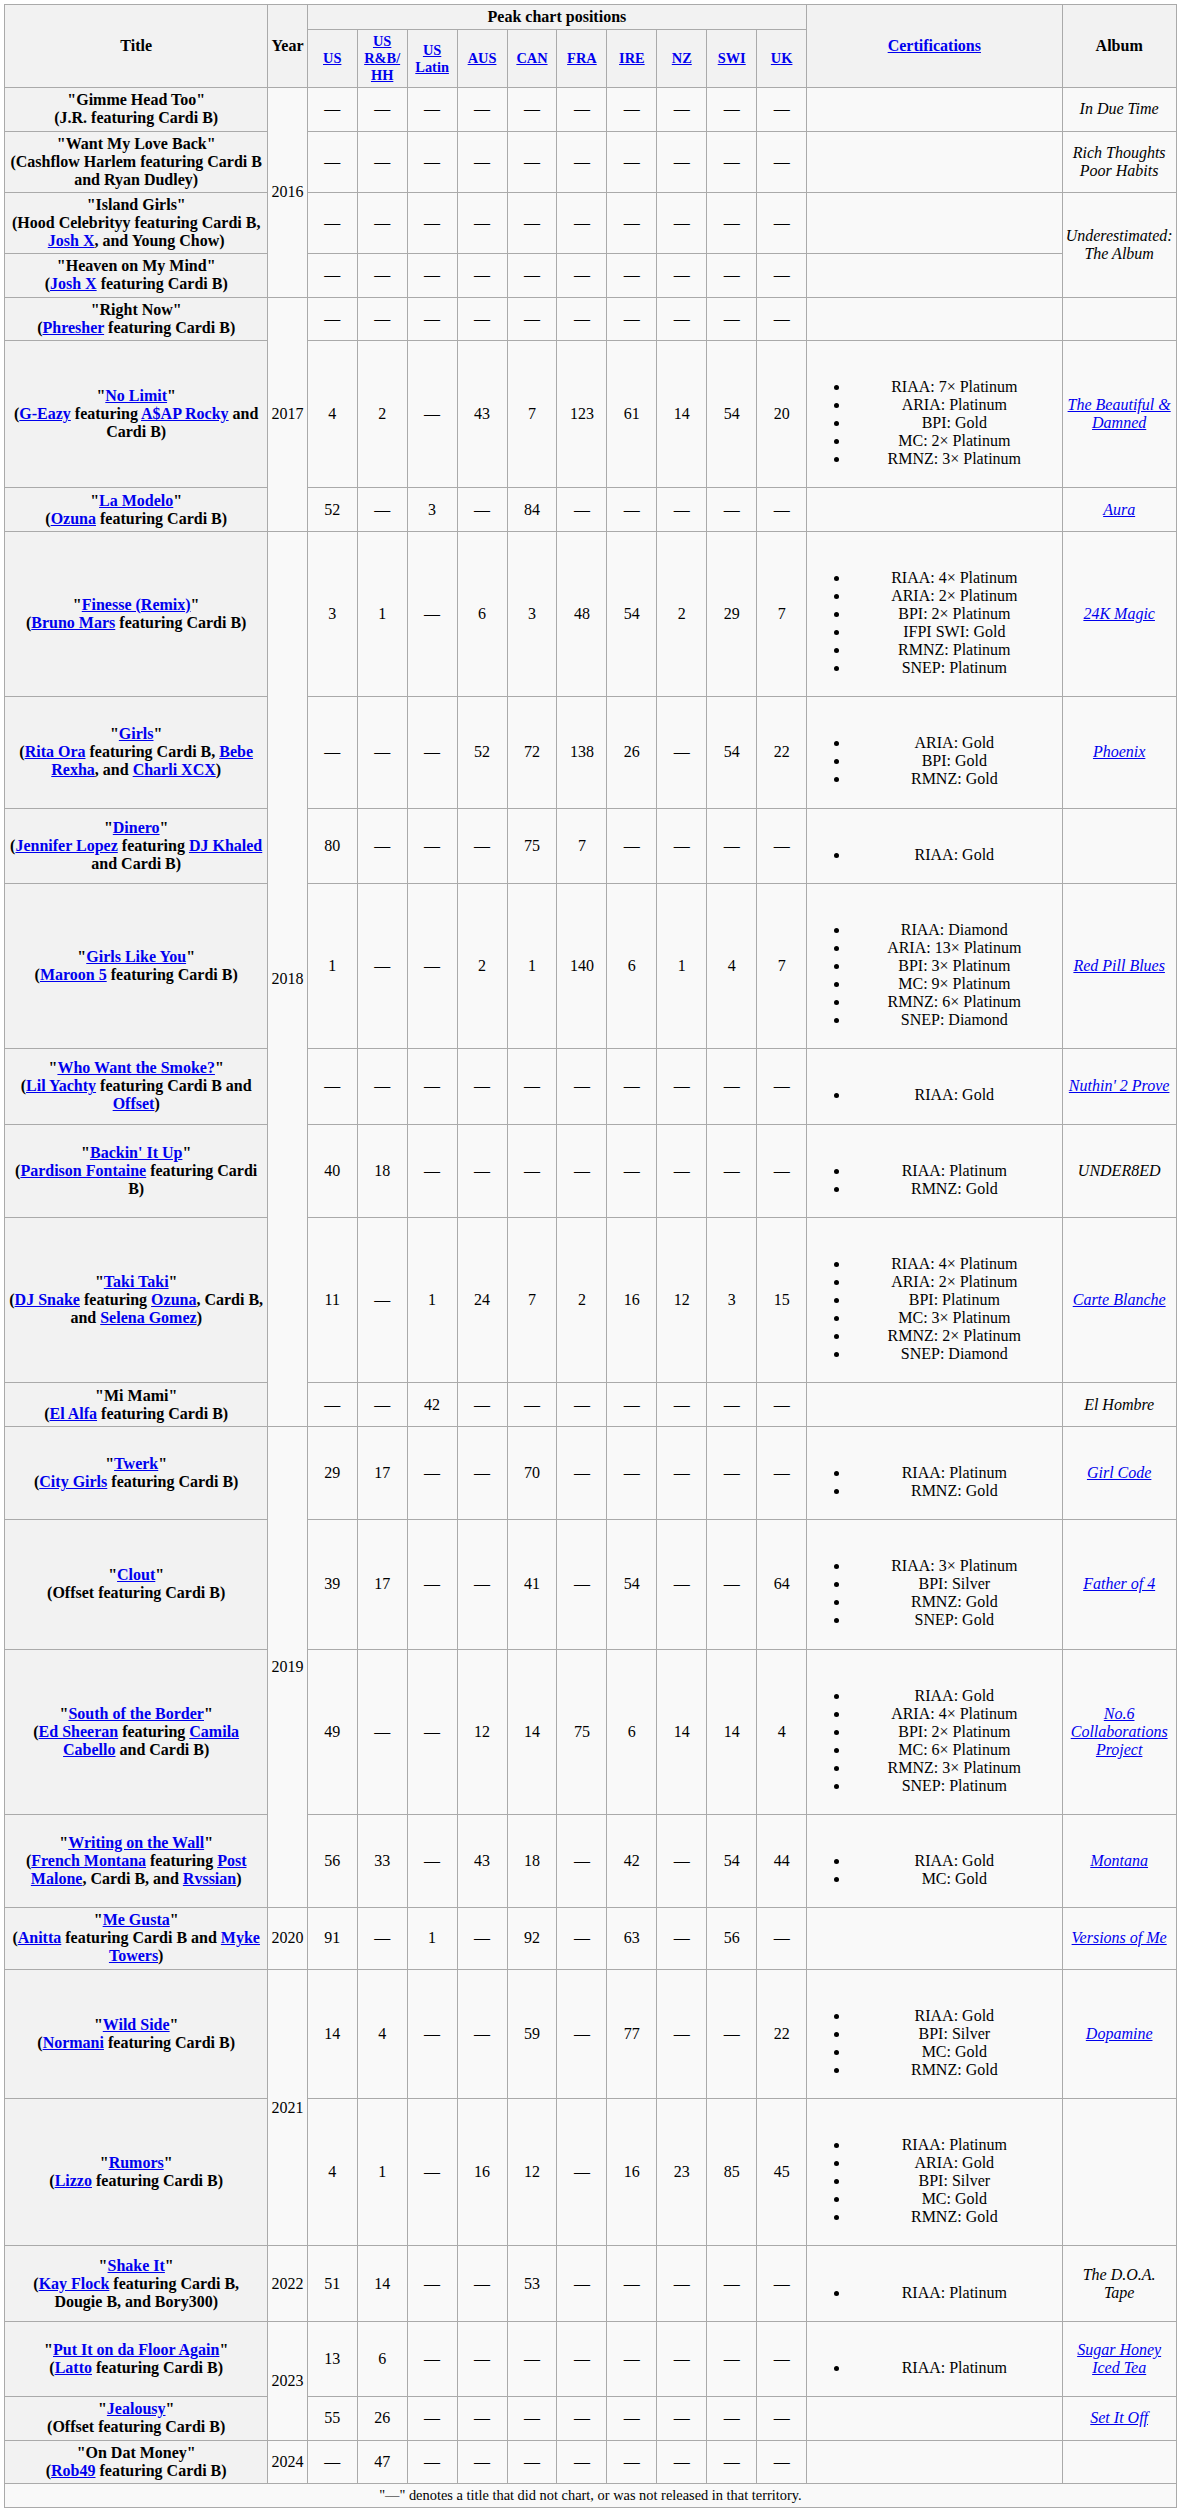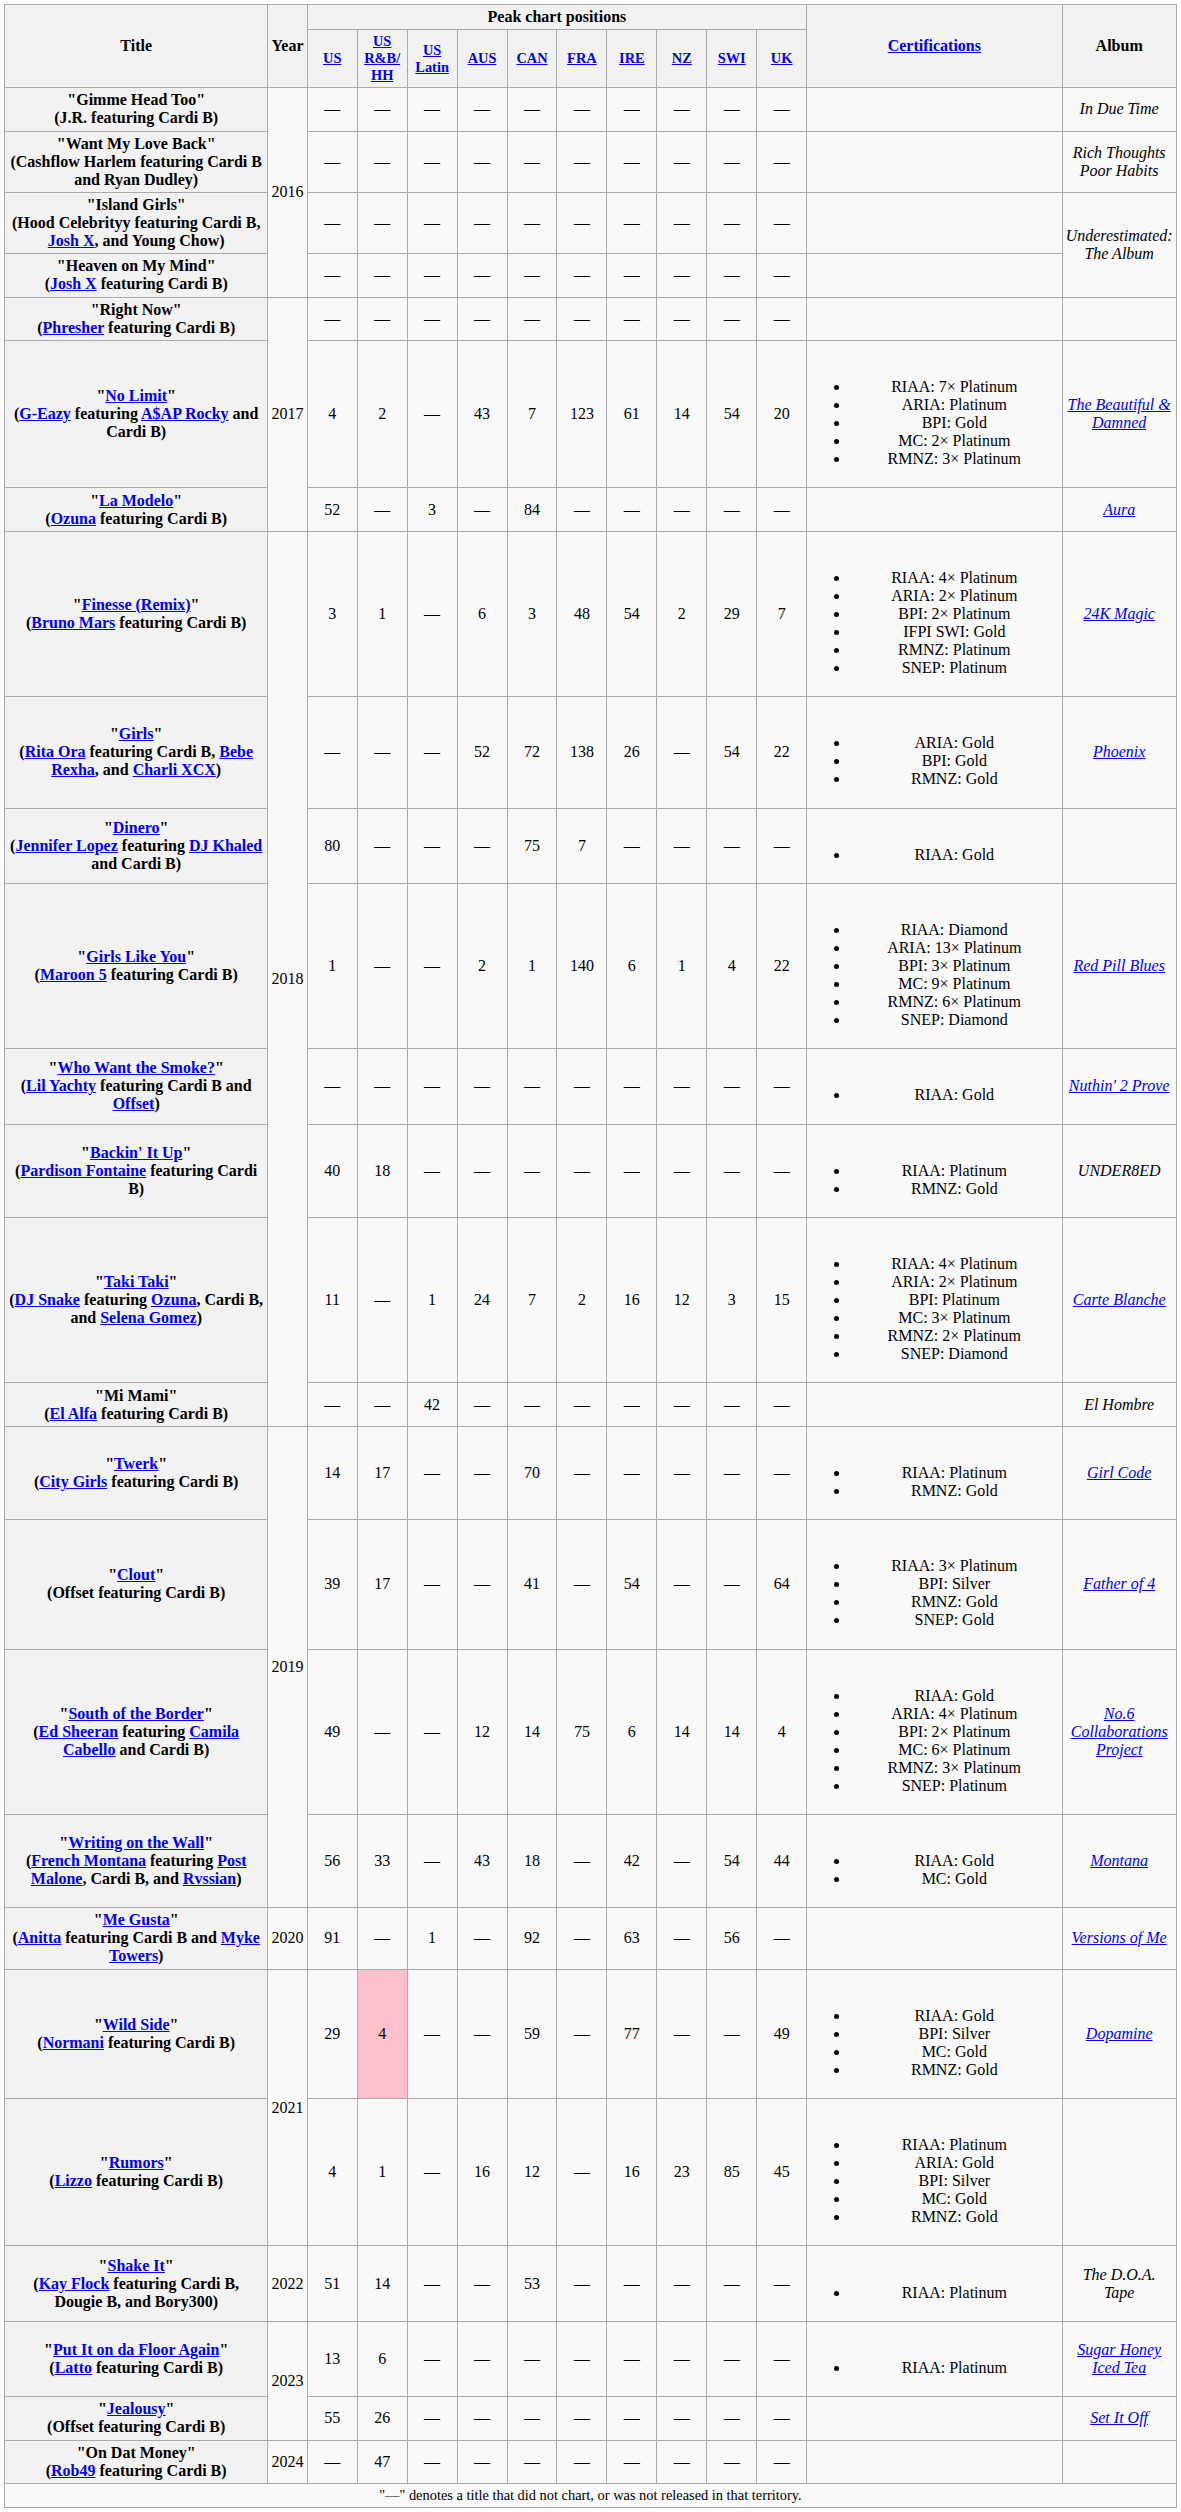(782, 966) 7 -> (782, 966) 22
(332, 1472) 29 -> (332, 1472) 14
(332, 2033) 14 -> (332, 2033) 29
(382, 2033) no background -> (382, 2033) pink background
(782, 2033) 22 -> (782, 2033) 49
